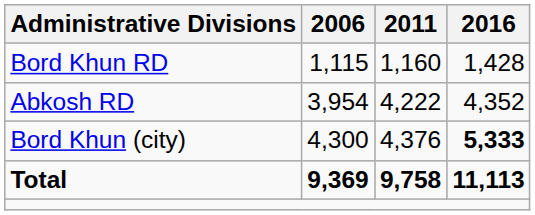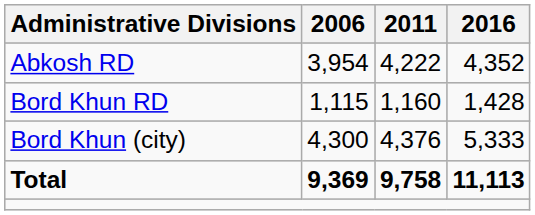rows swapped: (72, 101) <-> (89, 62)
(494, 140) bold -> (494, 140) normal
